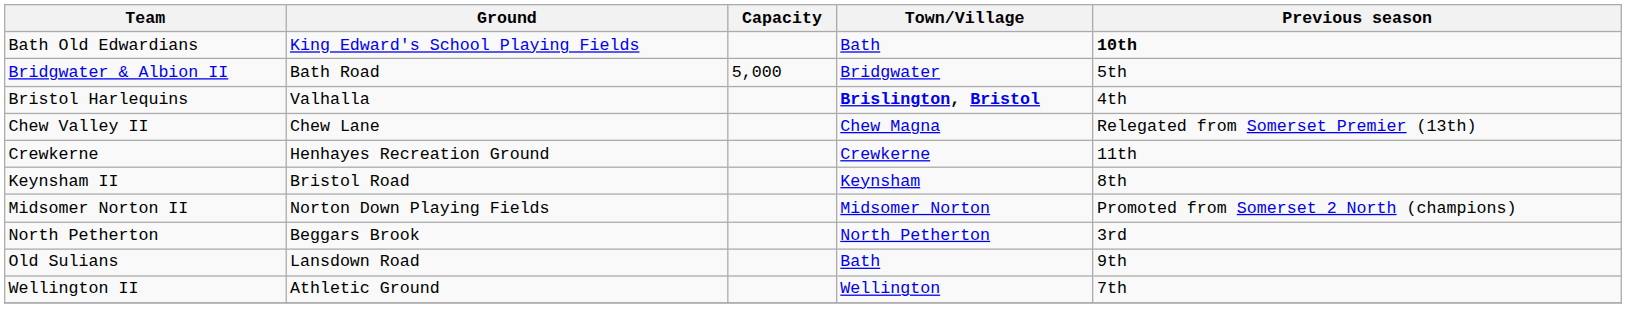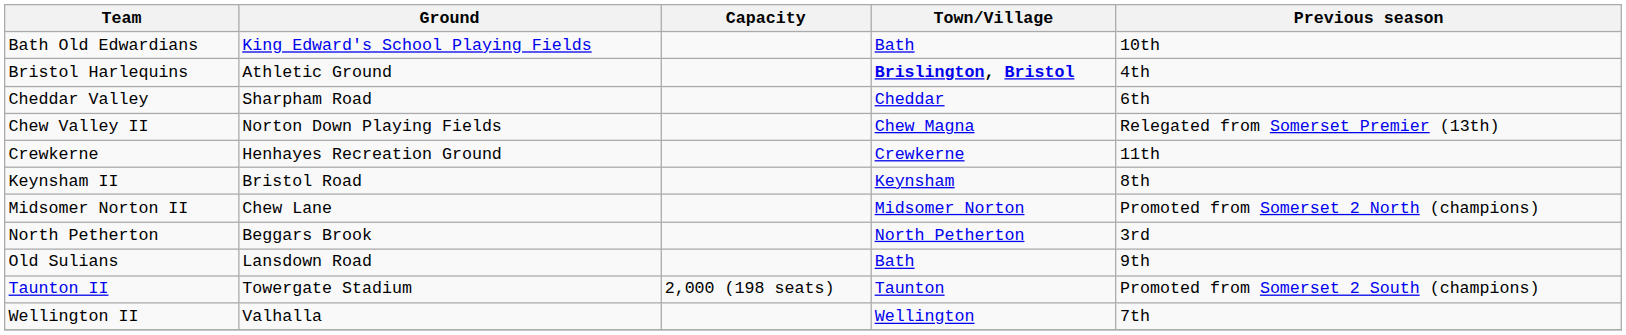(1117, 45) bold -> (1140, 45) normal
- row: (118, 72)
(330, 100) Valhalla -> (317, 72) Athletic Ground
+ row: (78, 100)
(335, 127) Chew Lane -> (372, 127) Norton Down Playing Fields
(420, 208) Norton Down Playing Fields -> (287, 208) Chew Lane
+ row: (59, 289)
(365, 289) Athletic Ground -> (282, 317) Valhalla
